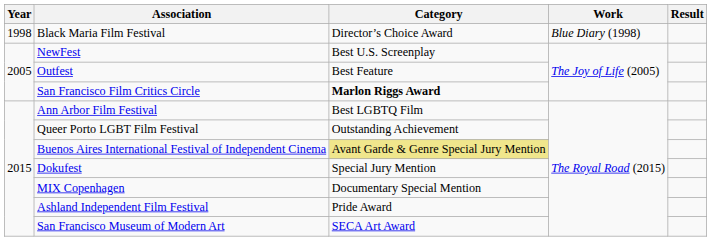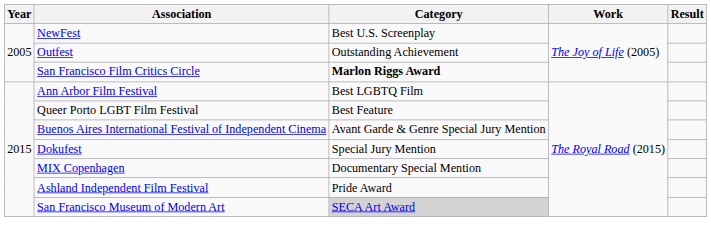- row: (101, 33)
(362, 71) Best Feature -> (395, 52) Outstanding Achievement
(395, 129) Outstanding Achievement -> (362, 110) Best Feature
(439, 149) khaki background -> (439, 129) no background
(373, 226) no background -> (373, 206) lightgrey background
